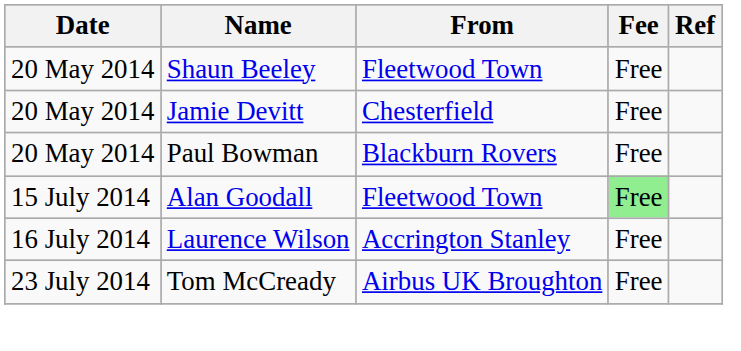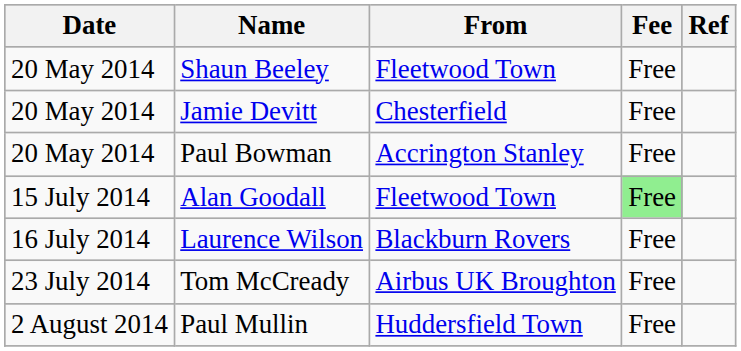(459, 153) Blackburn Rovers -> (480, 153) Accrington Stanley
(466, 238) Accrington Stanley -> (473, 238) Blackburn Rovers
+ row: (244, 324)
